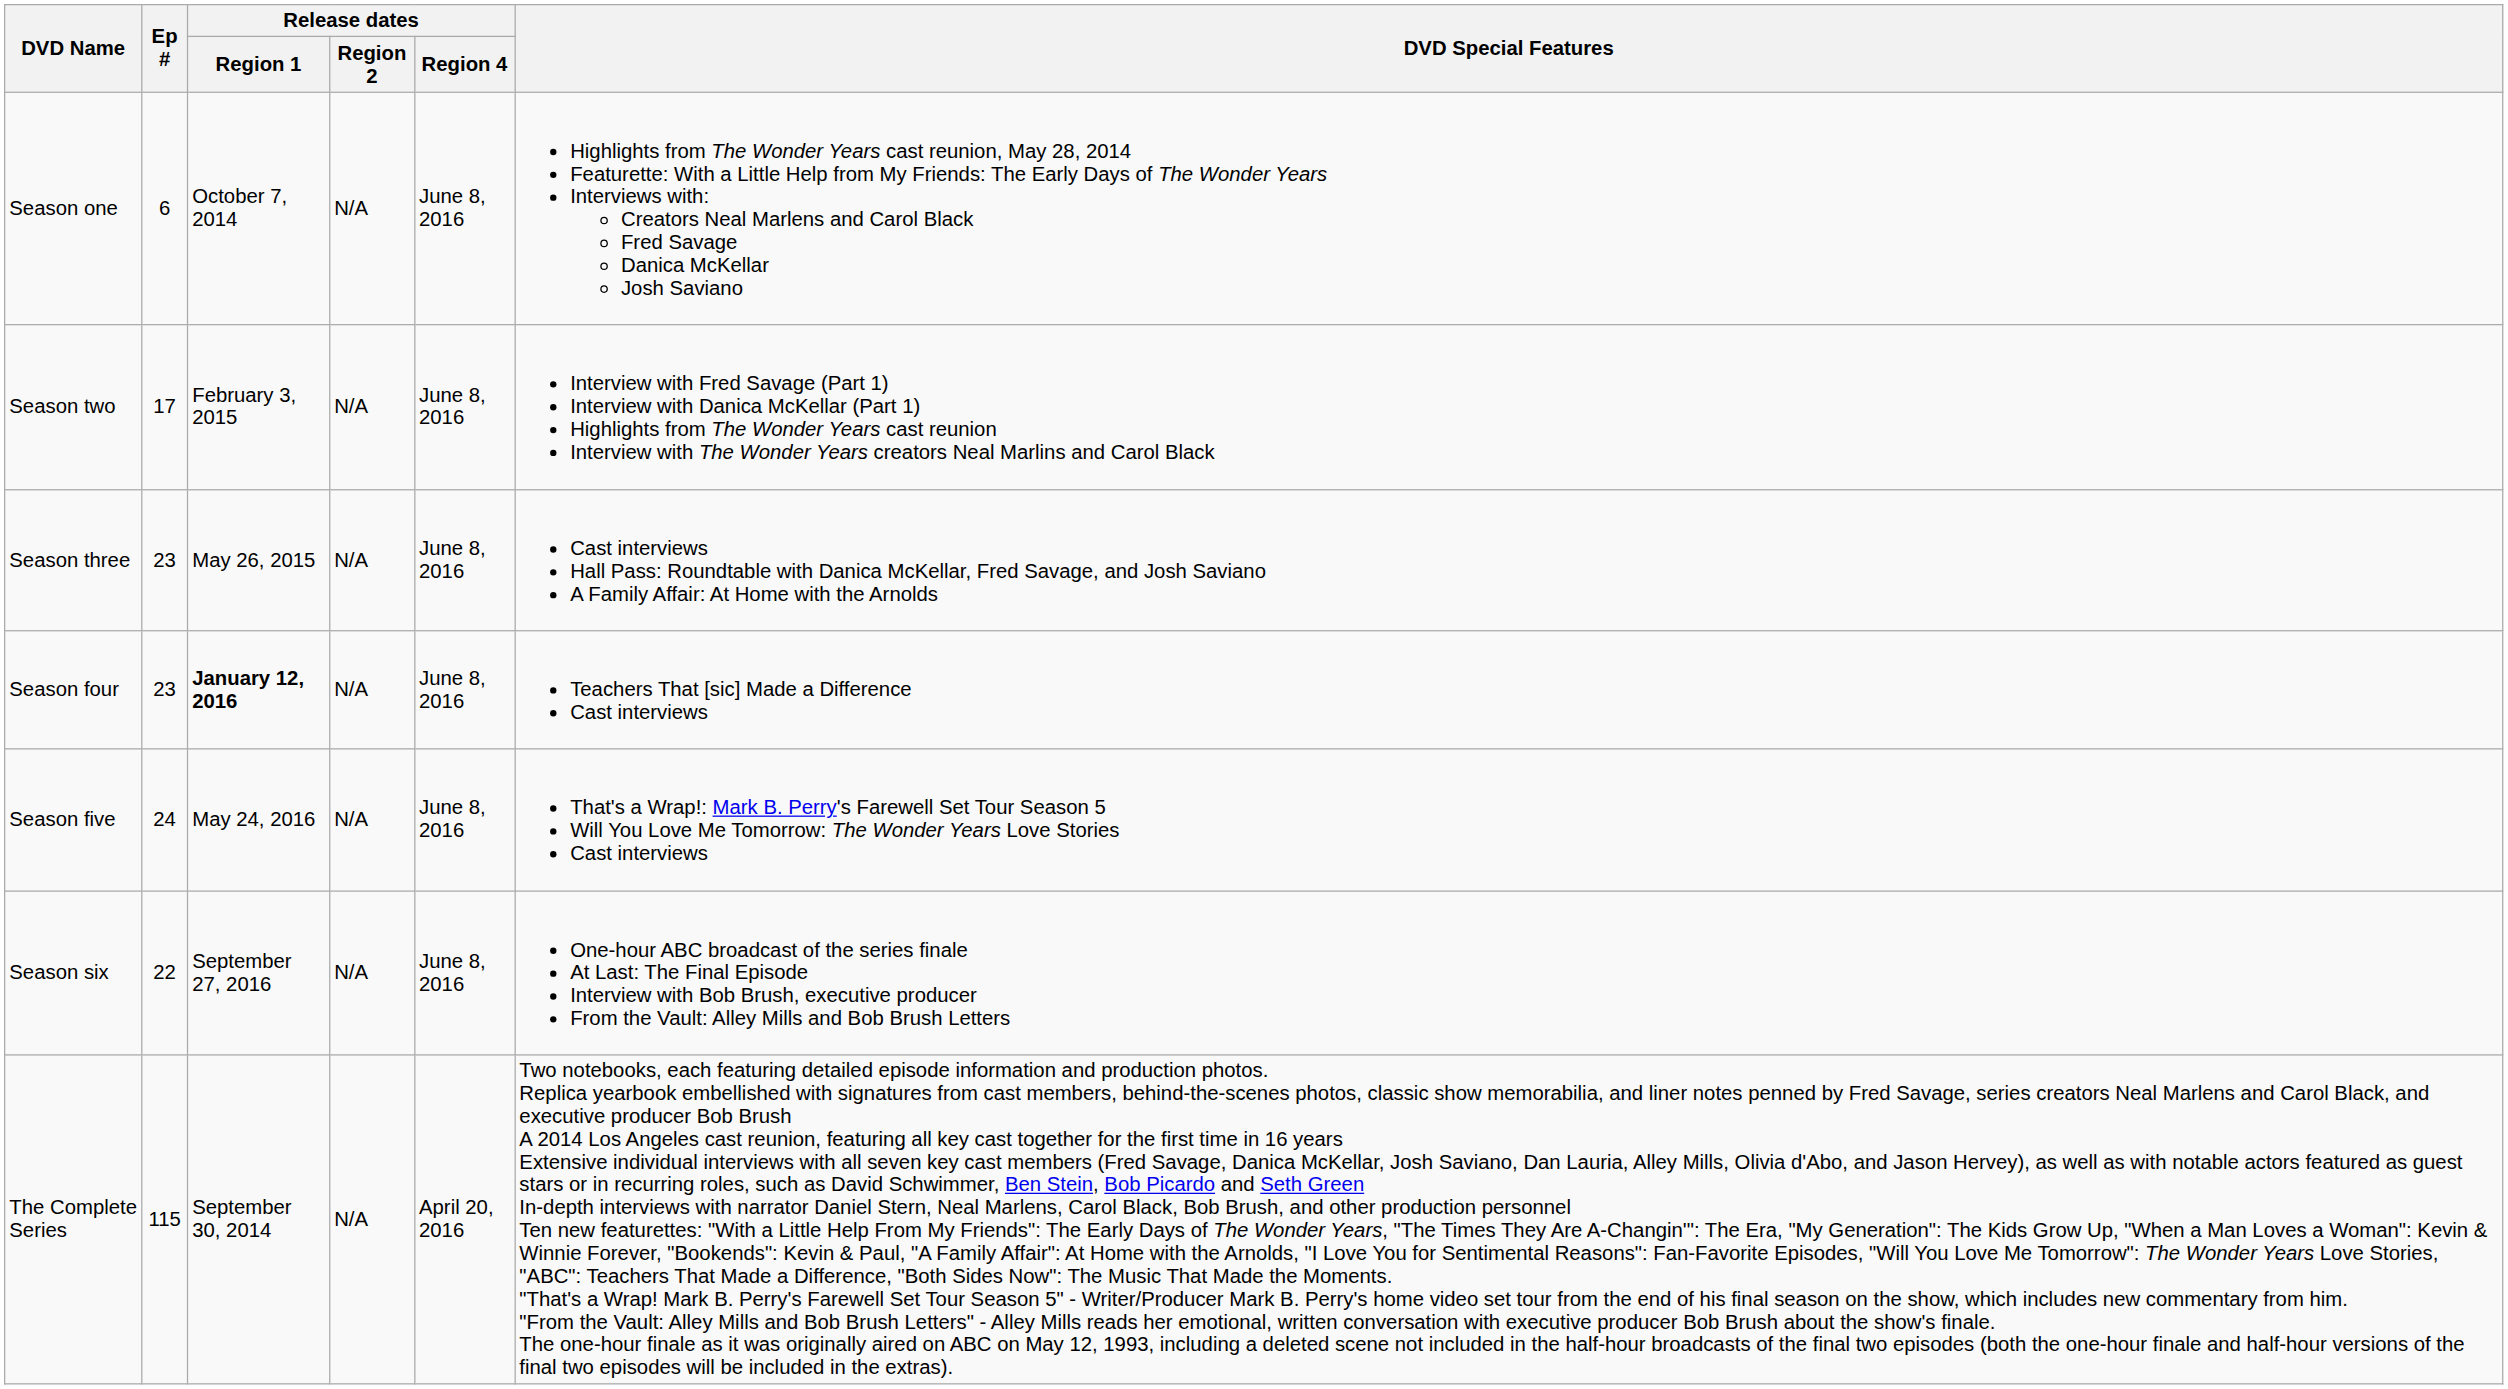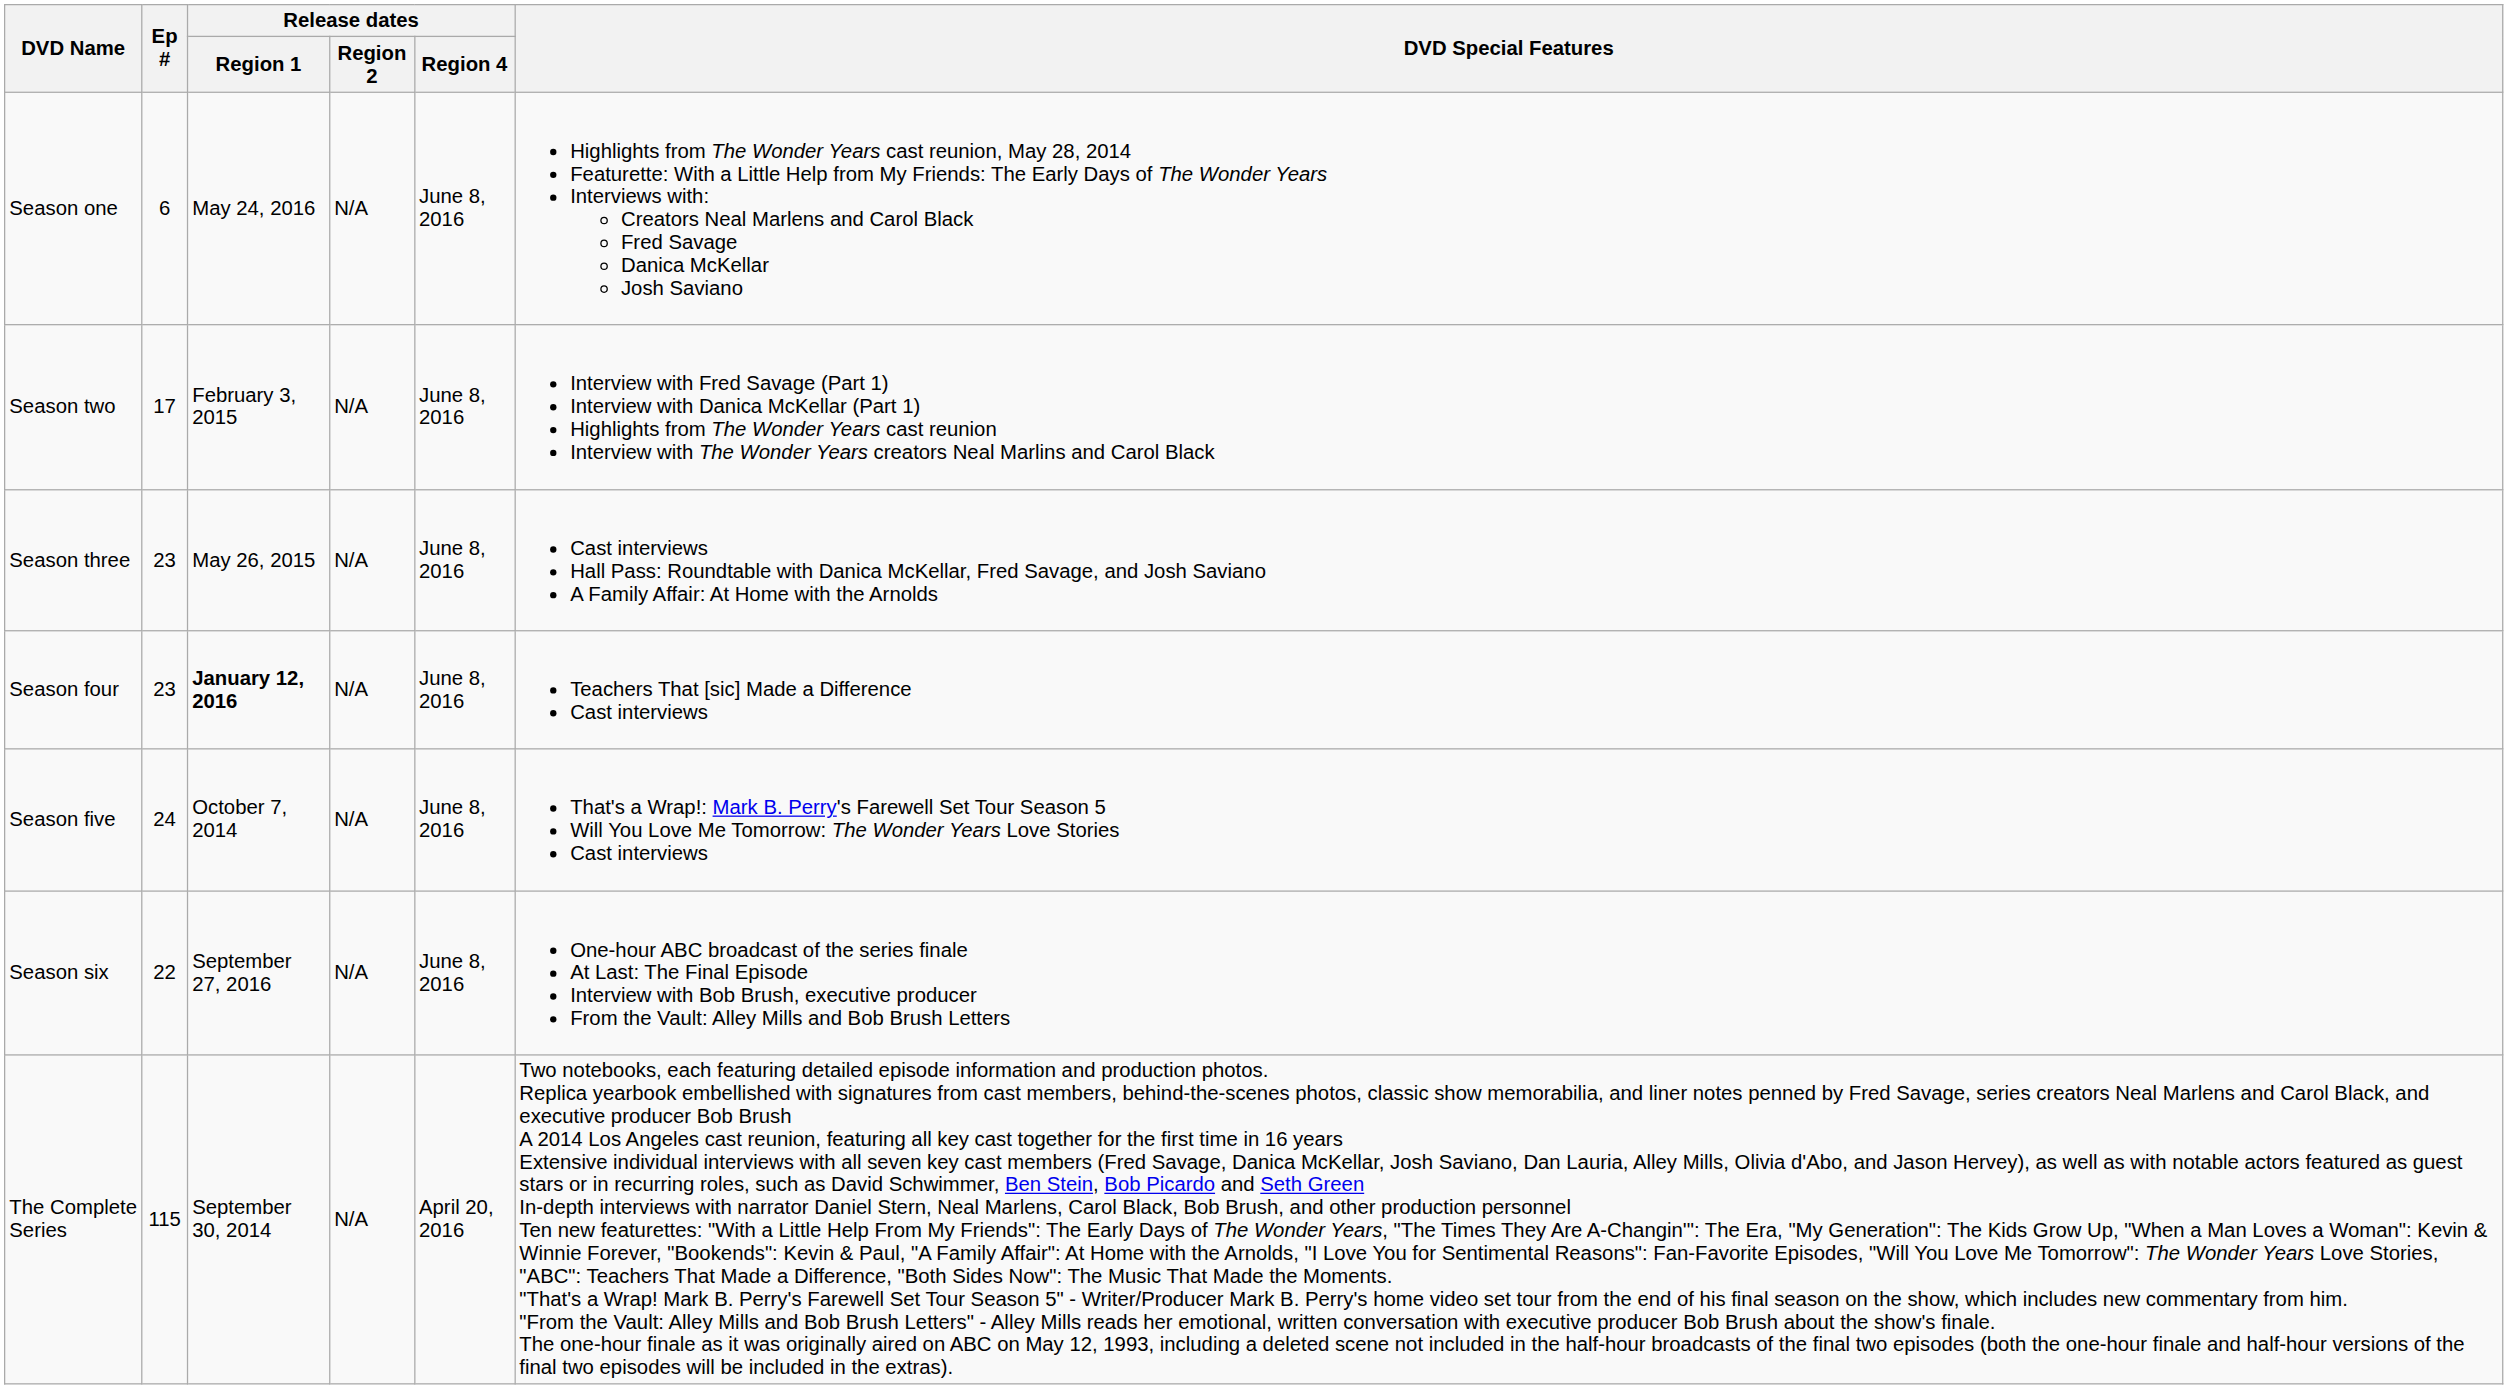(240, 208) October 7, 2014 -> (254, 208) May 24, 2016
(254, 819) May 24, 2016 -> (240, 819) October 7, 2014
